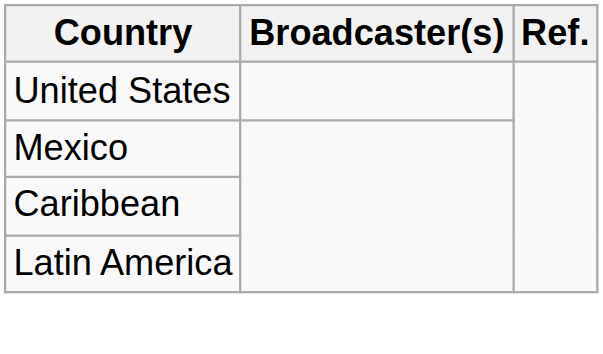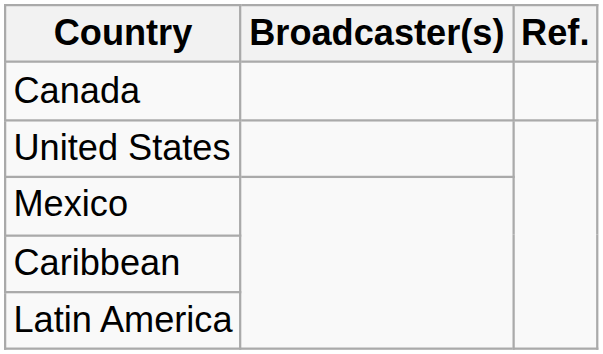+ row: (77, 90)
